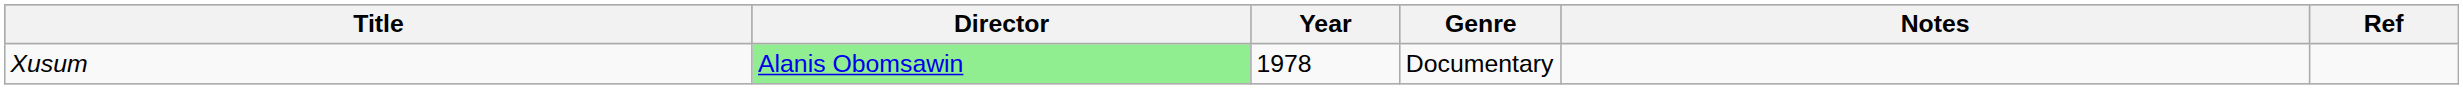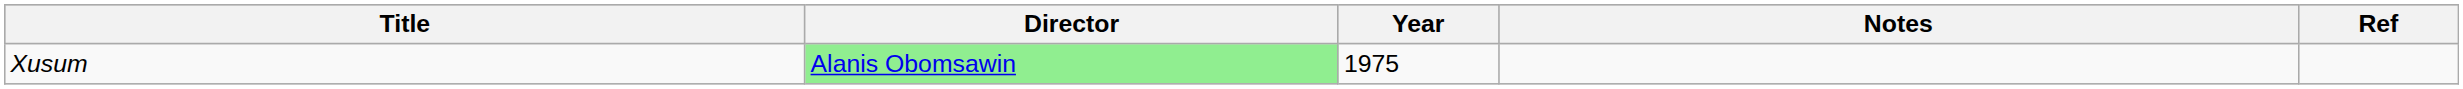- column: (1481, 24)
(1284, 63) 1978 -> (1372, 63) 1975
